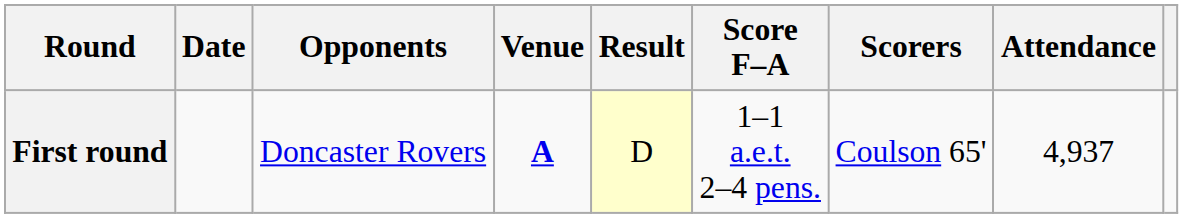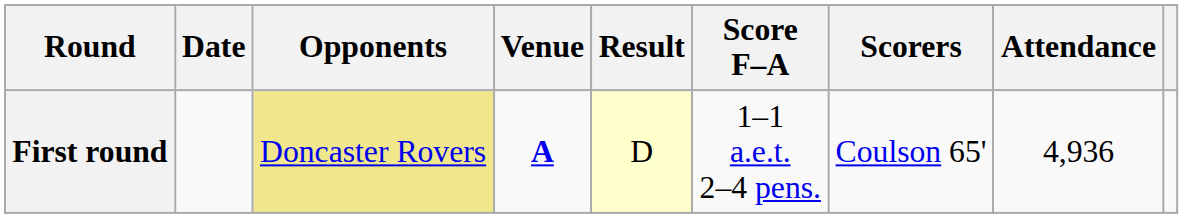(373, 151) no background -> (373, 151) khaki background
(1079, 151) 4,937 -> (1079, 151) 4,936
